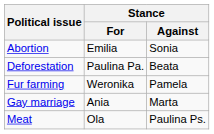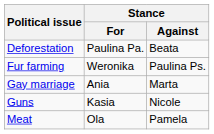- row: (28, 48)
(168, 84) Pamela -> (178, 66) Paulina Ps.
+ row: (20, 102)
(178, 119) Paulina Ps. -> (168, 119) Pamela
